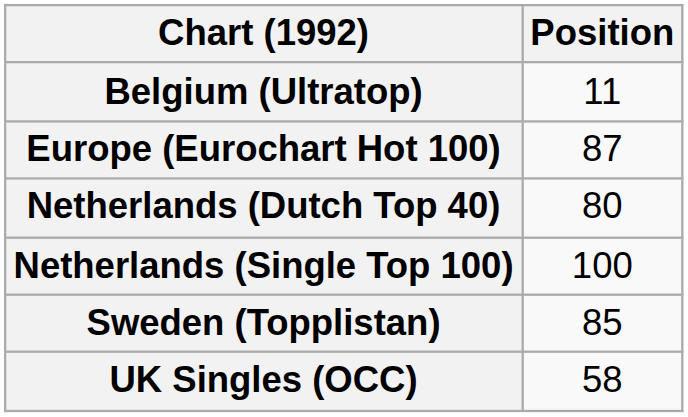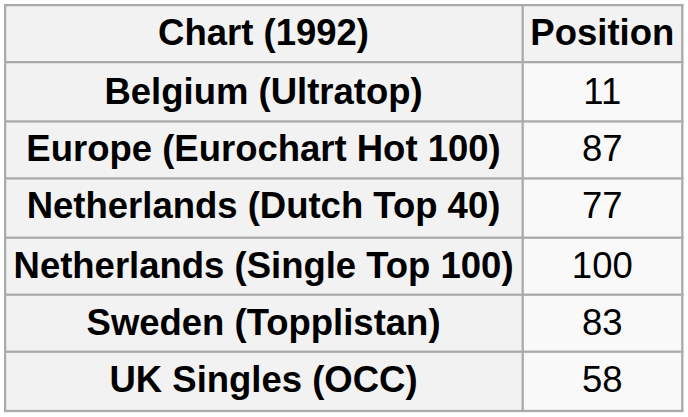(602, 206) 80 -> (602, 206) 77
(602, 322) 85 -> (602, 322) 83
